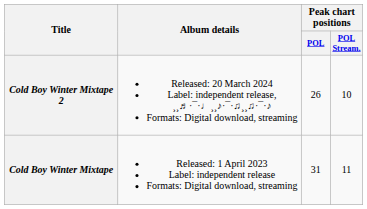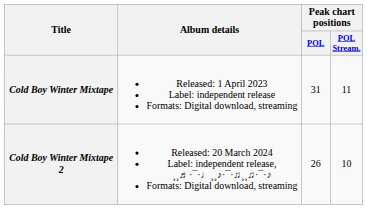rows swapped: (61, 169) <-> (61, 95)
